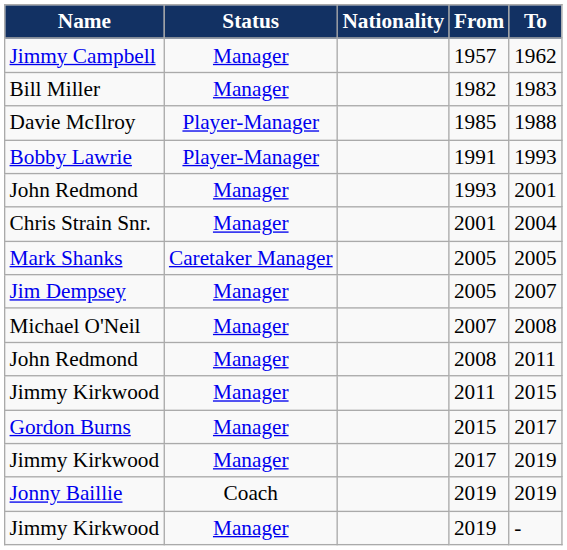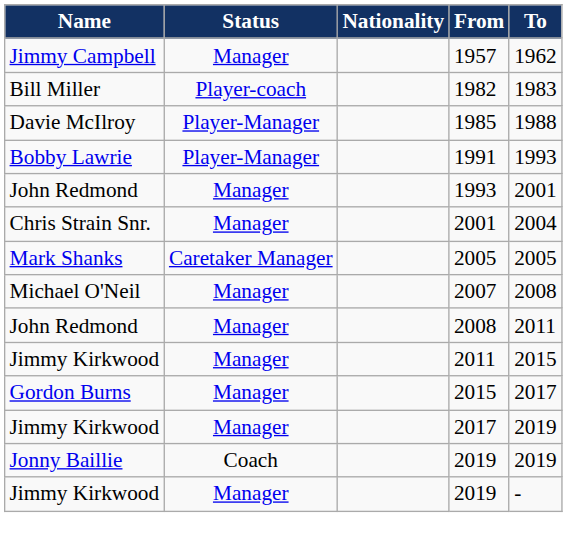(251, 88) Manager -> (251, 88) Player-coach
- row: (68, 291)
